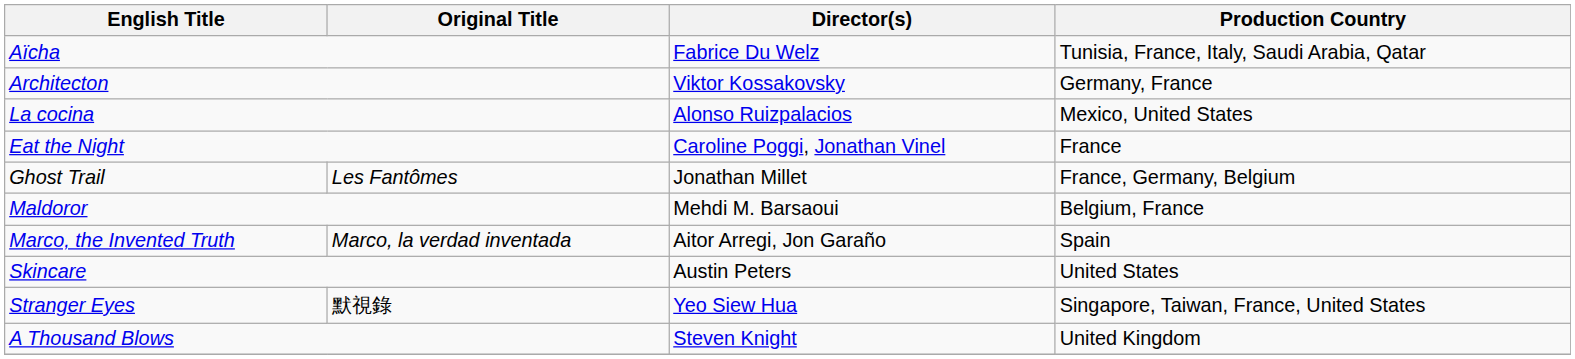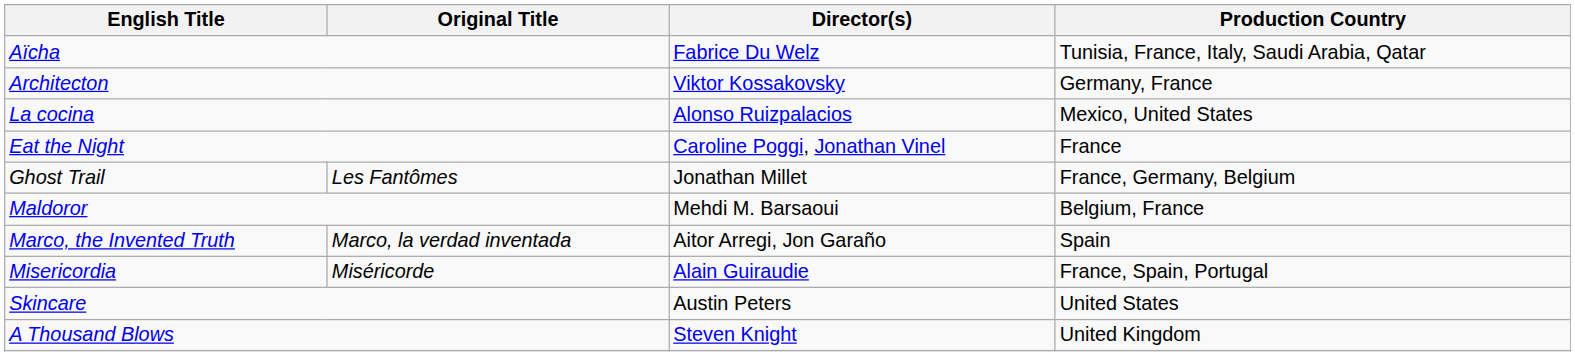+ row: (63, 271)
- row: (72, 305)
